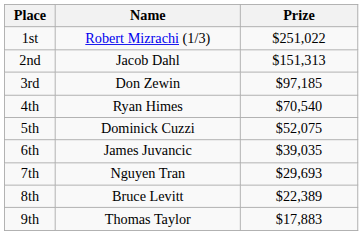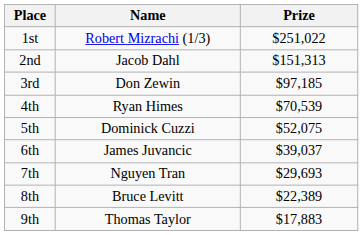(299, 106) $70,540 -> (299, 106) $70,539
(299, 151) $39,035 -> (299, 151) $39,037
